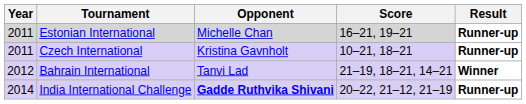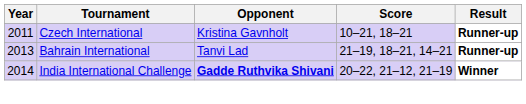- row: (97, 33)
(21, 71) 2012 -> (21, 52) 2013
(478, 71) Winner -> (488, 52) Runner-up
(488, 90) Runner-up -> (478, 71) Winner
